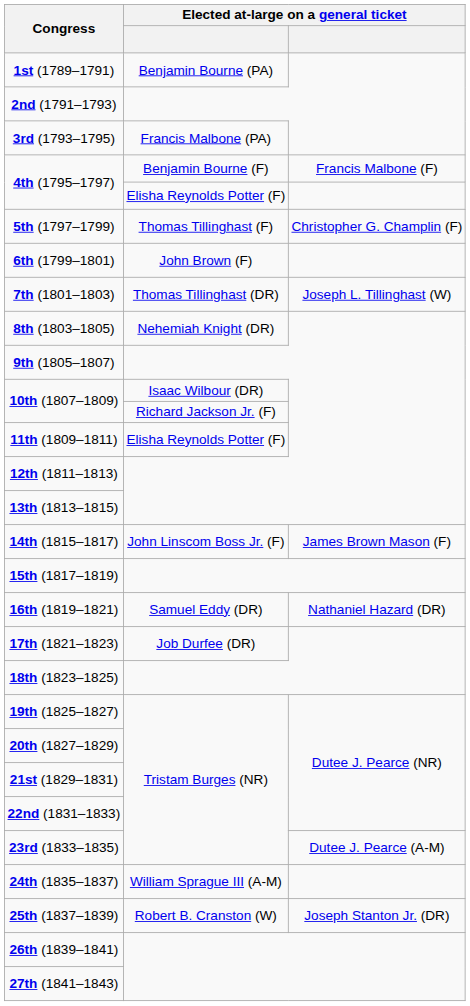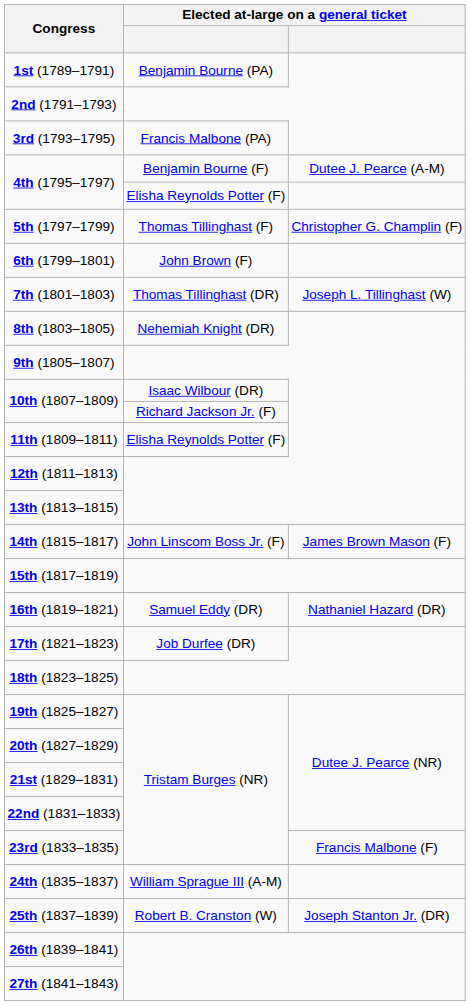(377, 168) Francis Malbone (F) -> (377, 168) Dutee J. Pearce (A-M)
(377, 847) Dutee J. Pearce (A-M) -> (377, 847) Francis Malbone (F)
